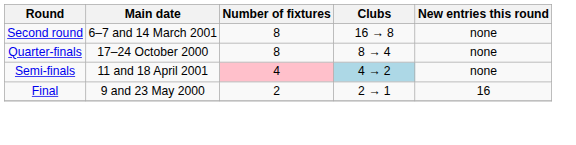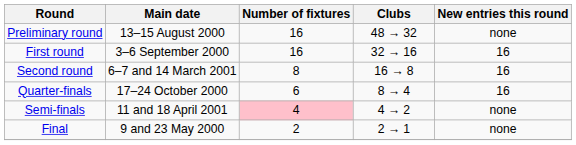+ row: (55, 33)
+ row: (55, 52)
(483, 33) none -> (503, 71) 16
(277, 52) 8 -> (296, 91) 6
(483, 52) none -> (503, 91) 16
(374, 71) lightblue background -> (394, 110) no background
(483, 91) 16 -> (503, 129) none
